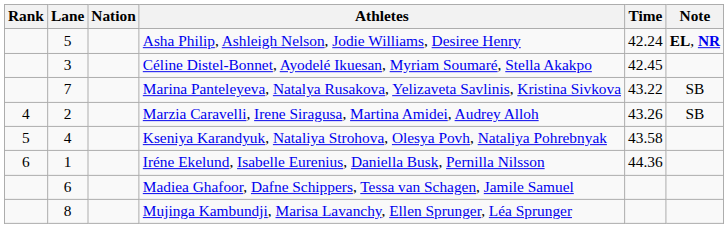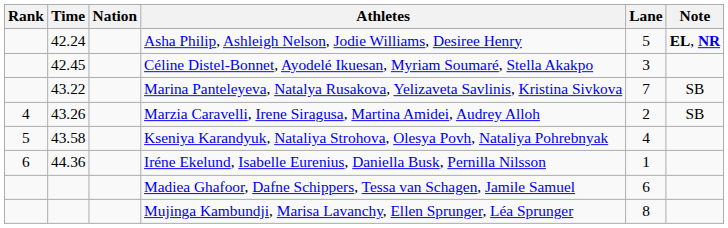columns swapped: (68, 16) <-> (645, 16)
